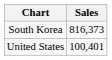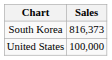(87, 47) 100,401 -> (87, 47) 100,000
